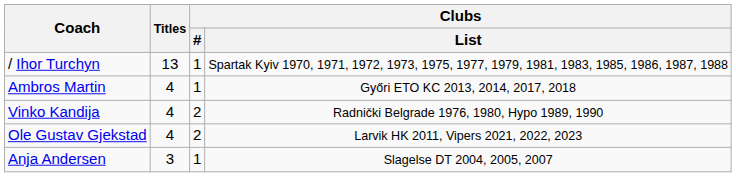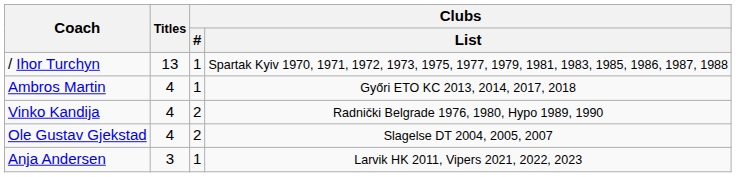(468, 136) Larvik HK 2011, Vipers 2021, 2022, 2023 -> (468, 136) Slagelse DT 2004, 2005, 2007
(468, 160) Slagelse DT 2004, 2005, 2007 -> (468, 160) Larvik HK 2011, Vipers 2021, 2022, 2023
